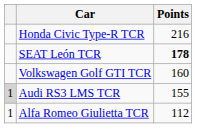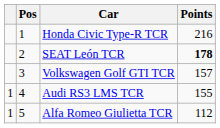+ column: (28, 14)
(180, 73) 160 -> (203, 73) 157
(10, 93) lightgrey background -> (10, 93) no background
